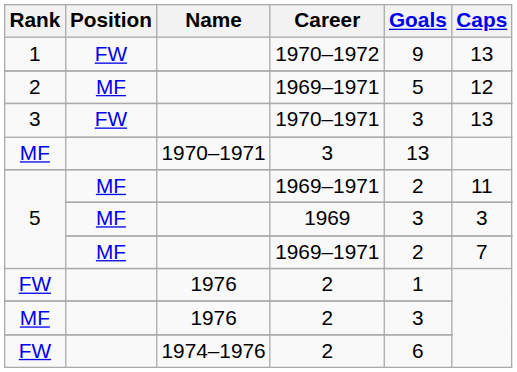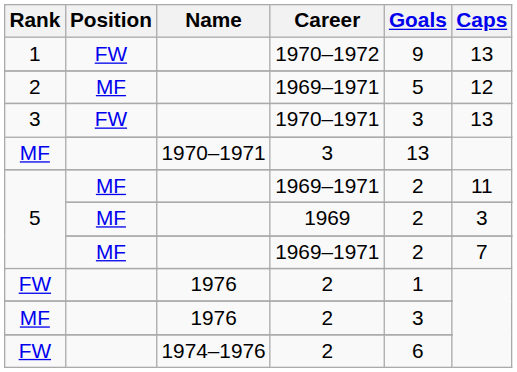(418, 218) 3 -> (418, 218) 2
